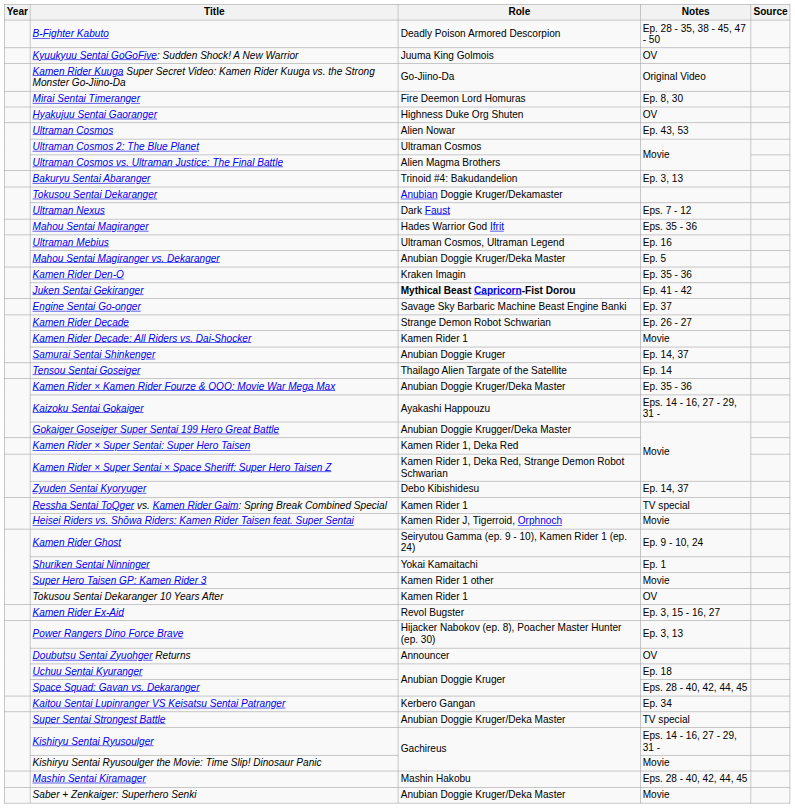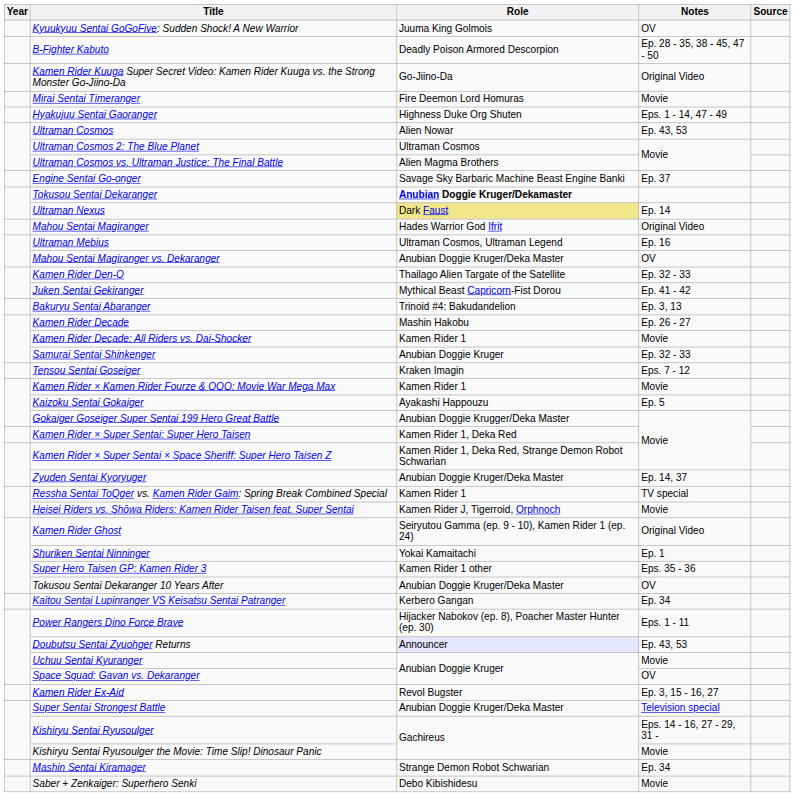rows swapped: (71, 34) <-> (165, 55)
(663, 99) Ep. 8, 30 -> (655, 99) Movie
(650, 115) OV -> (684, 115) Eps. 1 - 14, 47 - 49
rows swapped: (92, 179) <-> (87, 306)
(482, 195) normal -> (485, 195) bold
(425, 211) no background -> (424, 211) khaki background
(667, 211) Eps. 7 - 12 -> (656, 211) Ep. 14
(670, 227) Eps. 35 - 36 -> (673, 227) Original Video
(654, 258) Ep. 5 -> (648, 258) OV
(433, 274) Kraken Imagin -> (482, 274) Thailago Alien Targate of the Satellite
(667, 274) Ep. 35 - 36 -> (666, 274) Ep. 32 - 33
(488, 290) bold -> (480, 290) normal
(476, 322) Strange Demon Robot Schwarian -> (434, 322) Mashin Hakobu
(666, 354) Ep. 14, 37 -> (666, 354) Ep. 32 - 33
(484, 370) Thailago Alien Targate of the Satellite -> (431, 370) Kraken Imagin
(657, 370) Ep. 14 -> (666, 370) Eps. 7 - 12
(483, 386) Anubian Doggie Kruger/Deka Master -> (433, 386) Kamen Rider 1
(667, 386) Ep. 35 - 36 -> (655, 386) Movie
(690, 408) Eps. 14 - 16, 27 - 29, 31 - -> (653, 402) Ep. 5
(440, 489) Debo Kibishidesu -> (481, 478) Anubian Doggie Kruger/Deka Master
(673, 543) Ep. 9 - 10, 24 -> (673, 531) Original Video
(656, 580) Movie -> (668, 569) Eps. 35 - 36
(434, 596) Kamen Rider 1 -> (481, 585) Anubian Doggie Kruger/Deka Master
rows swapped: (78, 612) <-> (159, 703)
(663, 634) Ep. 3, 13 -> (665, 623) Eps. 1 - 11
(425, 656) no background -> (423, 644) lavender background
(650, 656) OV -> (664, 644) Ep. 43, 53
(657, 672) Ep. 18 -> (655, 660) Movie
(695, 688) Eps. 28 - 40, 42, 44, 45 -> (648, 676) OV
(666, 719) TV special -> (680, 708) Television special
(436, 779) Mashin Hakobu -> (474, 767) Strange Demon Robot Schwarian
(695, 779) Eps. 28 - 40, 42, 44, 45 -> (656, 767) Ep. 34
(483, 795) Anubian Doggie Kruger/Deka Master -> (438, 783) Debo Kibishidesu
